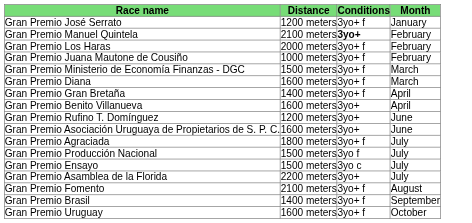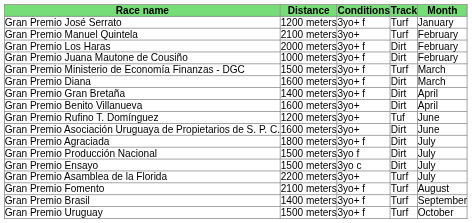+ column: (404, 10)
(349, 34) bold -> (348, 34) normal
(309, 213) 1600 meters -> (309, 213) 1500 meters
